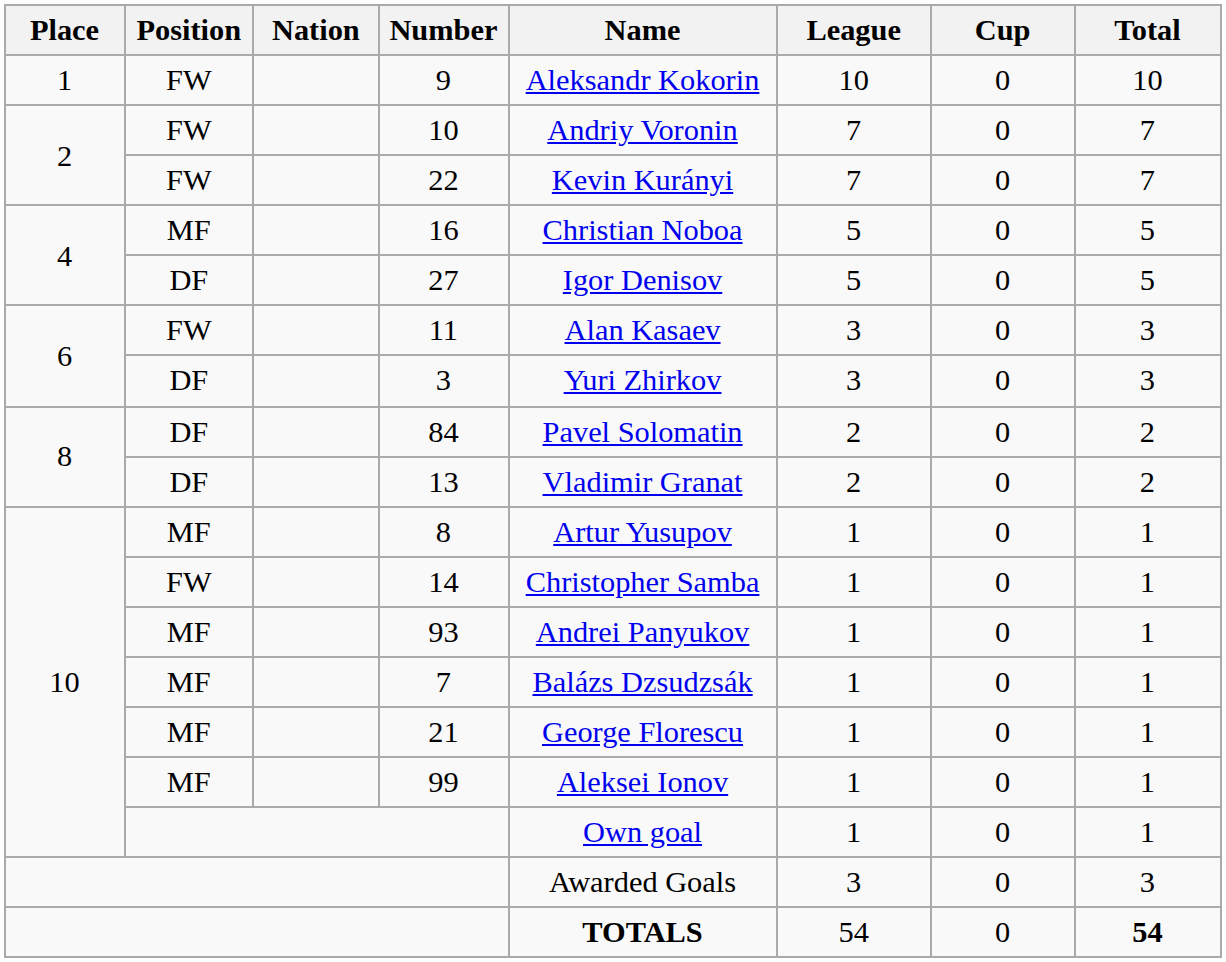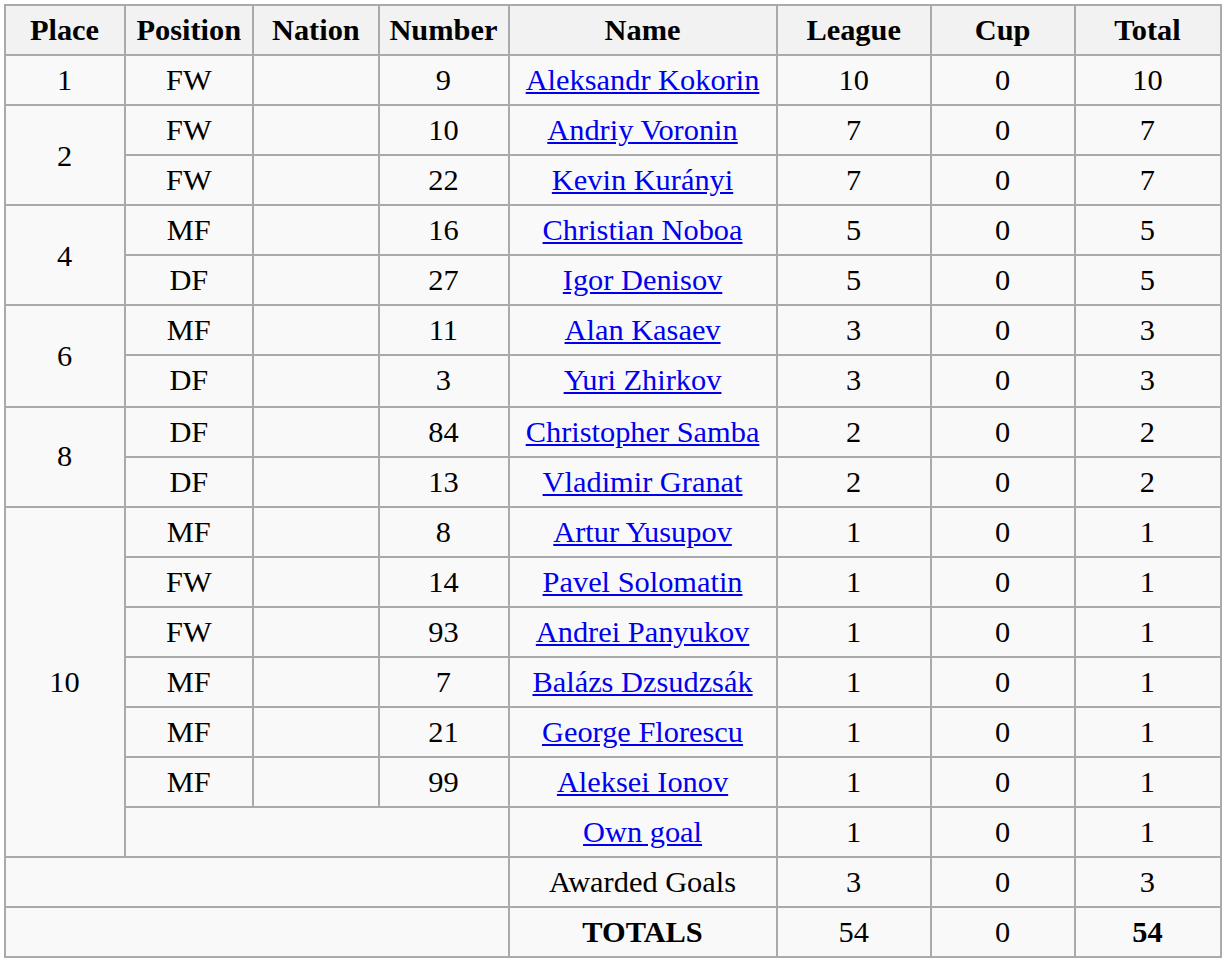(189, 330) FW -> (189, 330) MF
(643, 430) Pavel Solomatin -> (643, 430) Christopher Samba
(643, 581) Christopher Samba -> (643, 581) Pavel Solomatin
(189, 631) MF -> (189, 631) FW
